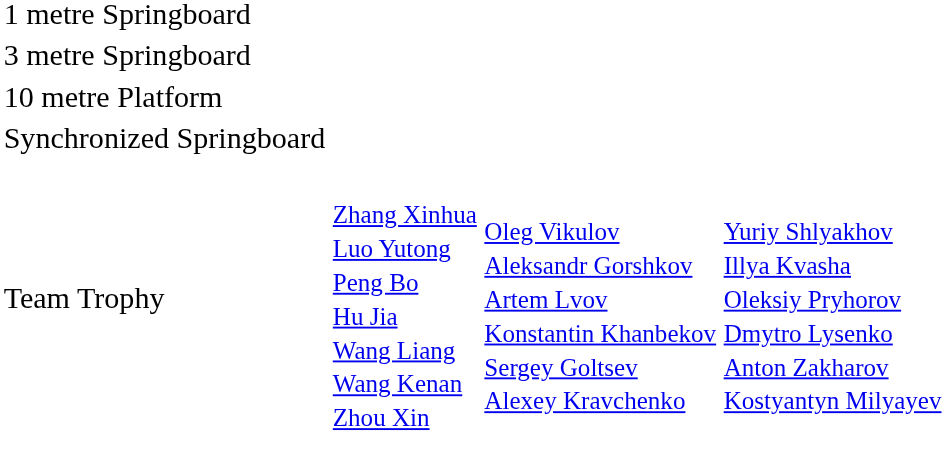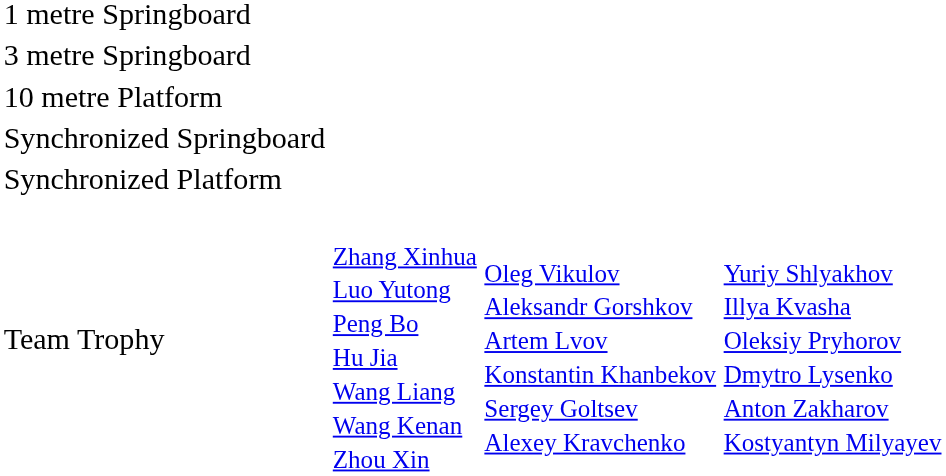+ row: (143, 179)
